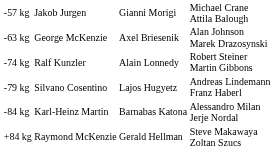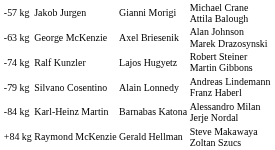(149, 62) Alain Lonnedy -> (148, 62) Lajos Hugyetz
(148, 87) Lajos Hugyetz -> (149, 87) Alain Lonnedy
